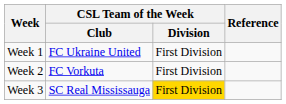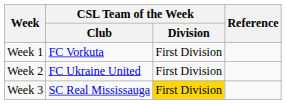(95, 52) FC Ukraine United -> (76, 52) FC Vorkuta
(76, 71) FC Vorkuta -> (95, 71) FC Ukraine United
